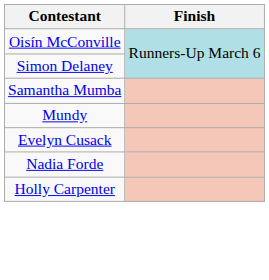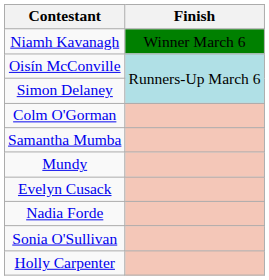+ row: (65, 41)
+ row: (65, 115)
+ row: (65, 238)
